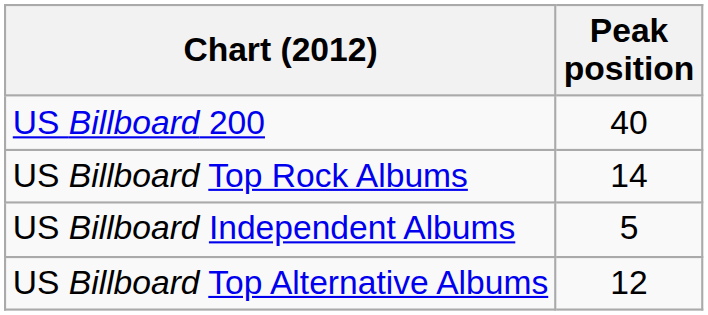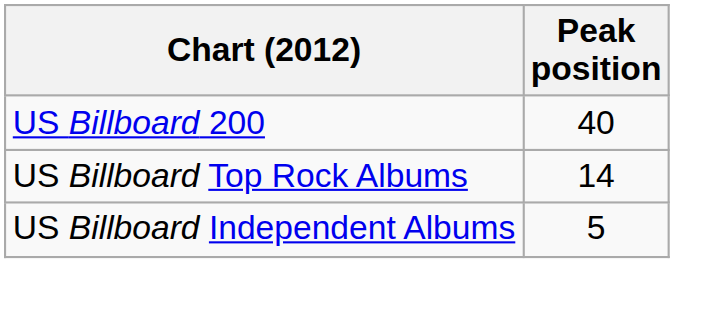- row: (281, 282)
